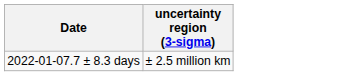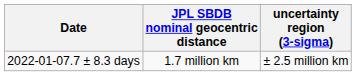+ column: (202, 28)
